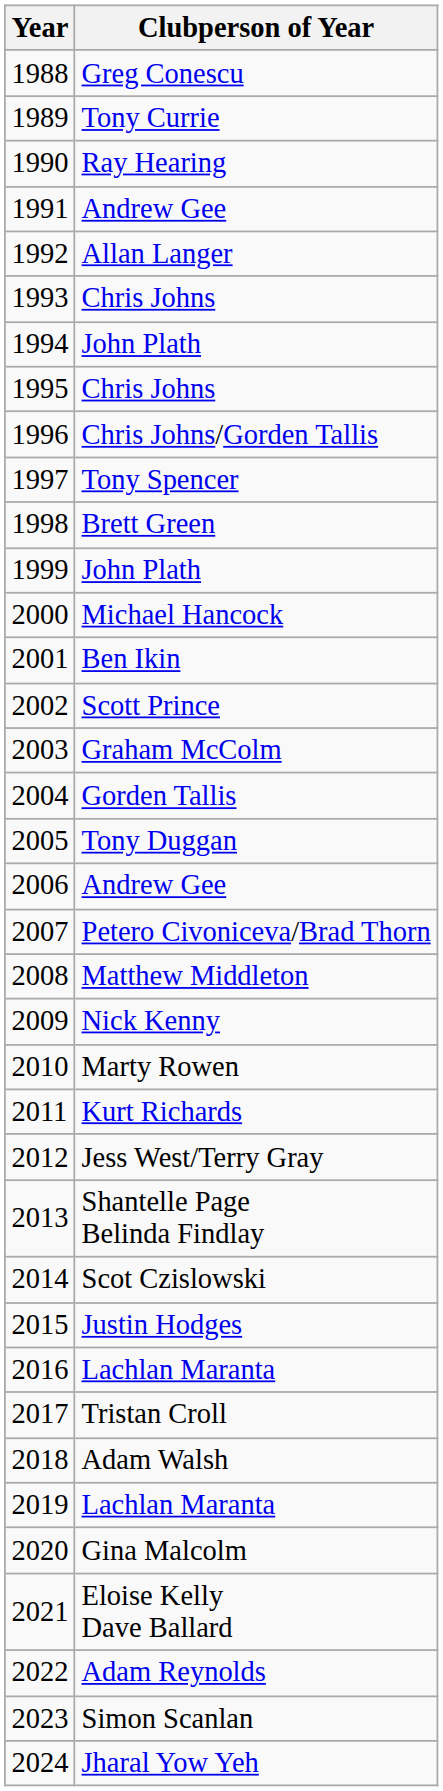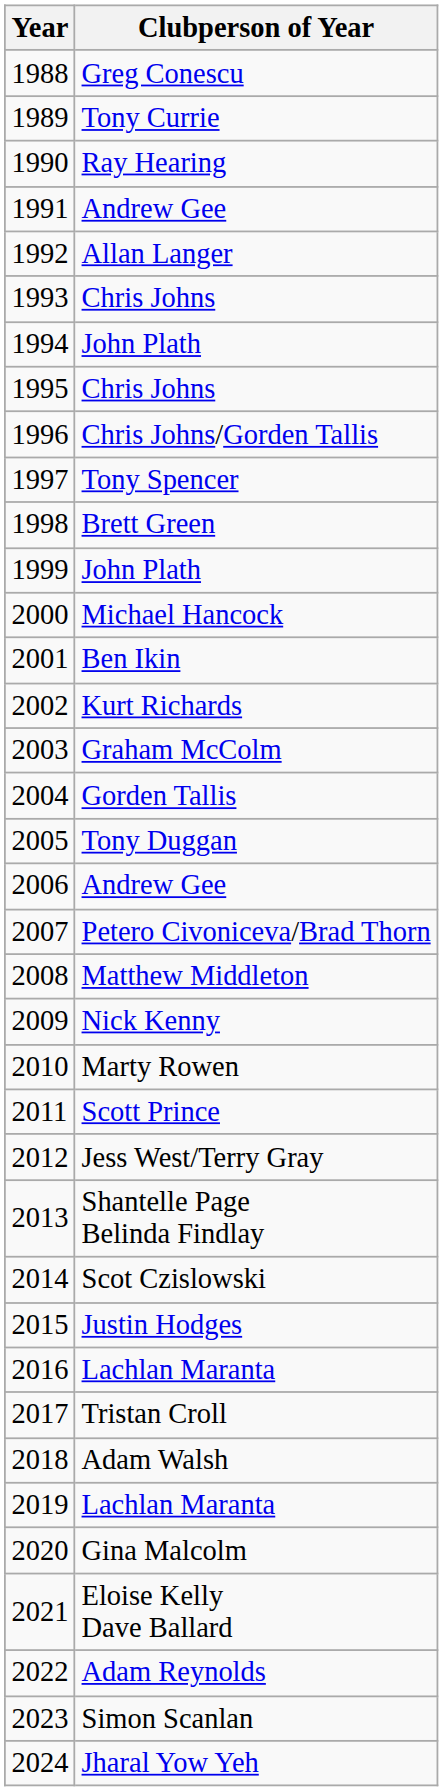(151, 705) Scott Prince -> (162, 705) Kurt Richards
(162, 1111) Kurt Richards -> (151, 1111) Scott Prince
